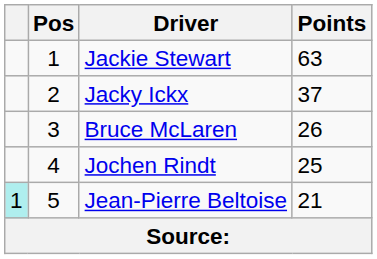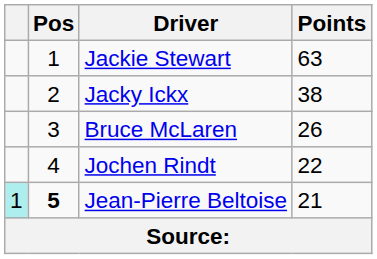(310, 94) 37 -> (310, 94) 38
(310, 165) 25 -> (310, 165) 22
(54, 201) normal -> (54, 201) bold
